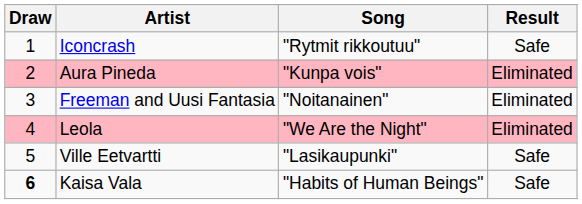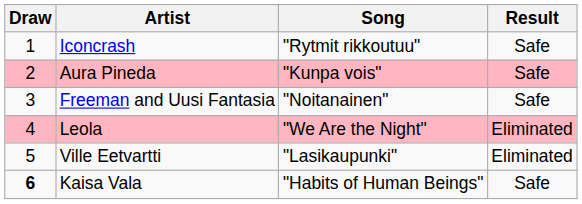(532, 73) Eliminated -> (532, 73) Safe
(532, 101) Eliminated -> (532, 101) Safe
(532, 156) Safe -> (532, 156) Eliminated
